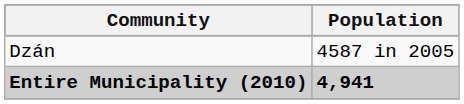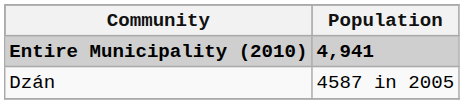rows swapped: (158, 83) <-> (32, 51)
